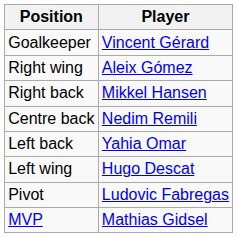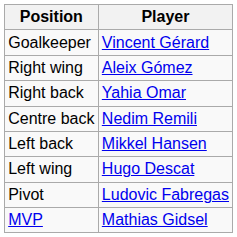(154, 93) Mikkel Hansen -> (144, 93) Yahia Omar
(144, 144) Yahia Omar -> (154, 144) Mikkel Hansen
